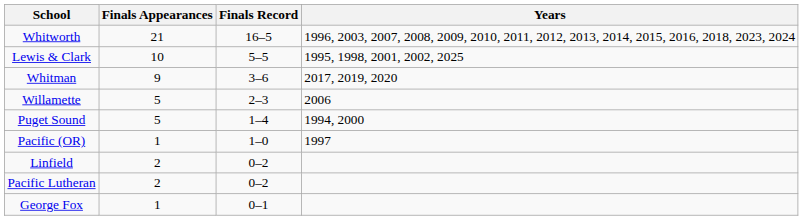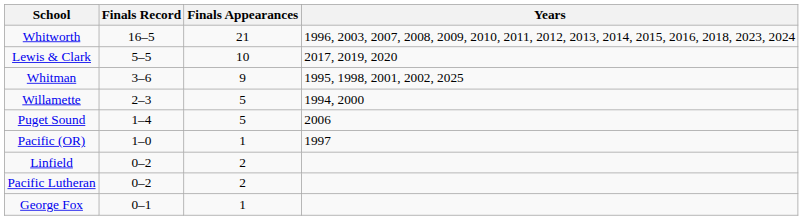columns swapped: (259, 15) <-> (157, 15)
(384, 57) 1995, 1998, 2001, 2002, 2025 -> (351, 57) 2017, 2019, 2020
(351, 78) 2017, 2019, 2020 -> (384, 78) 1995, 1998, 2001, 2002, 2025
(318, 99) 2006 -> (334, 99) 1994, 2000
(334, 120) 1994, 2000 -> (318, 120) 2006
